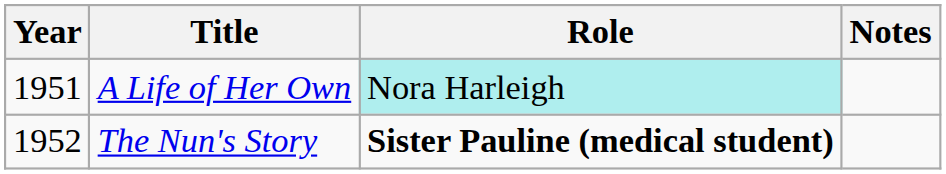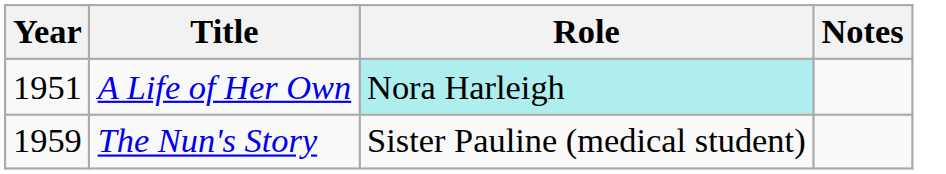(47, 140) 1952 -> (47, 140) 1959
(600, 140) bold -> (586, 140) normal
